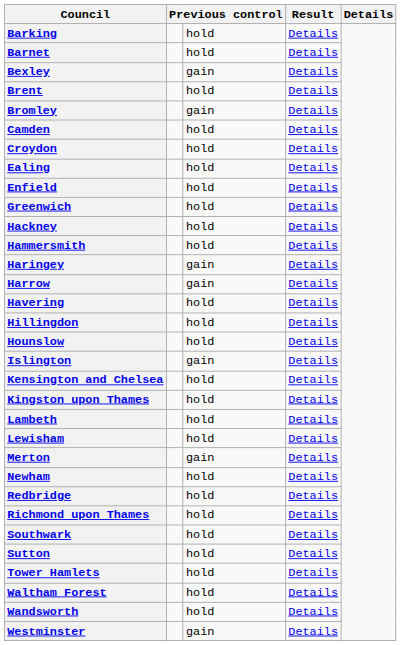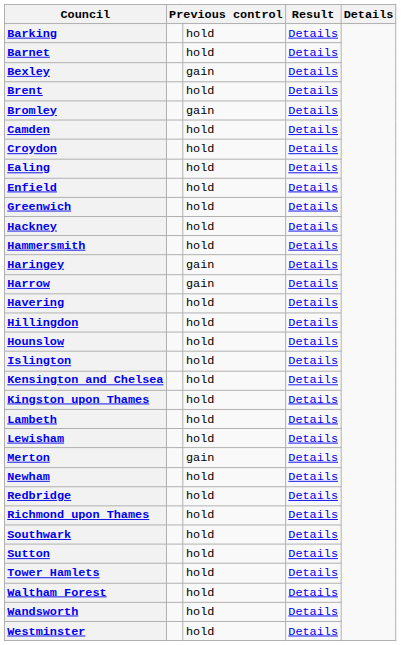(200, 361) gain -> (200, 361) hold
(200, 631) gain -> (200, 631) hold
